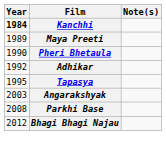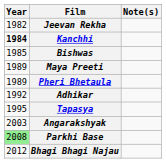+ row: (75, 25)
+ row: (75, 53)
(17, 53) 1990 -> (17, 81) 1989
(17, 109) no background -> (17, 137) lightgreen background
